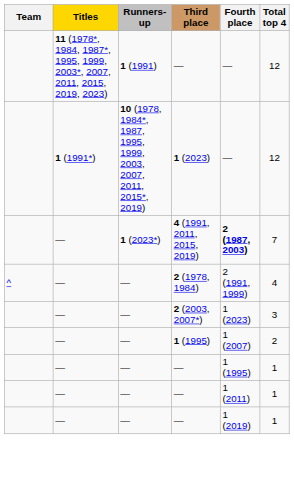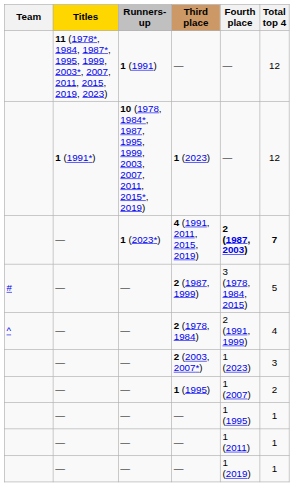(274, 239) normal -> (274, 239) bold
+ row: (125, 288)
